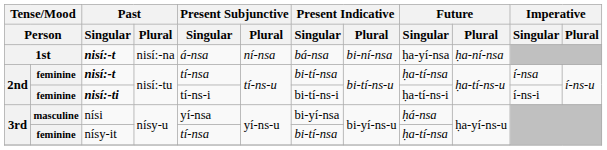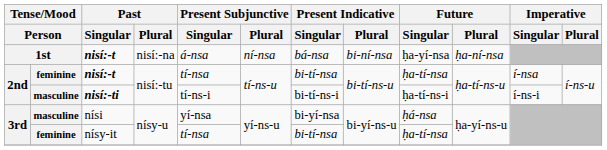(56, 95) feminine -> (56, 95) masculine
